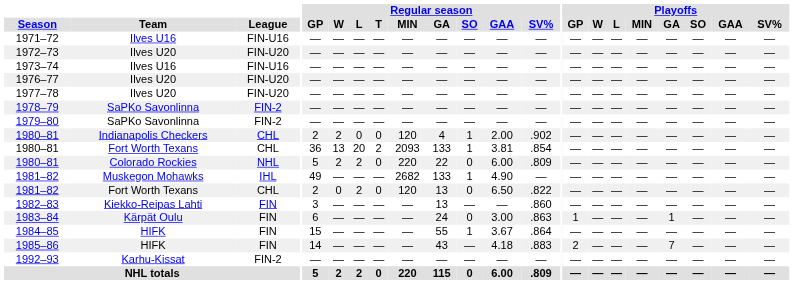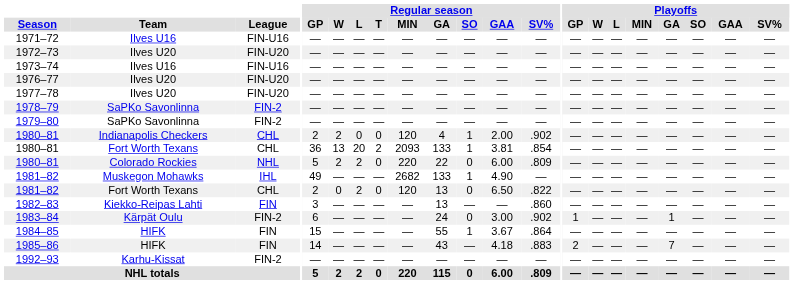(268, 218) FIN -> (268, 218) FIN-2
(541, 218) .863 -> (541, 218) .902
